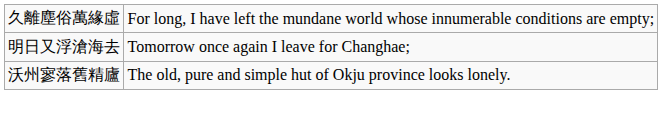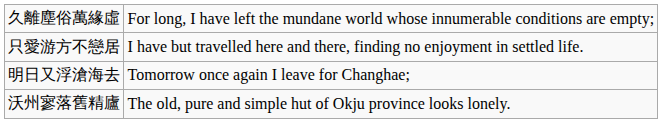+ row: (64, 46)
